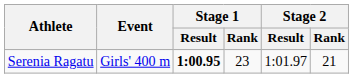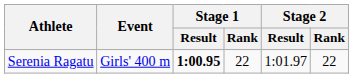(242, 61) 23 -> (242, 61) 22
(329, 61) 21 -> (329, 61) 22
